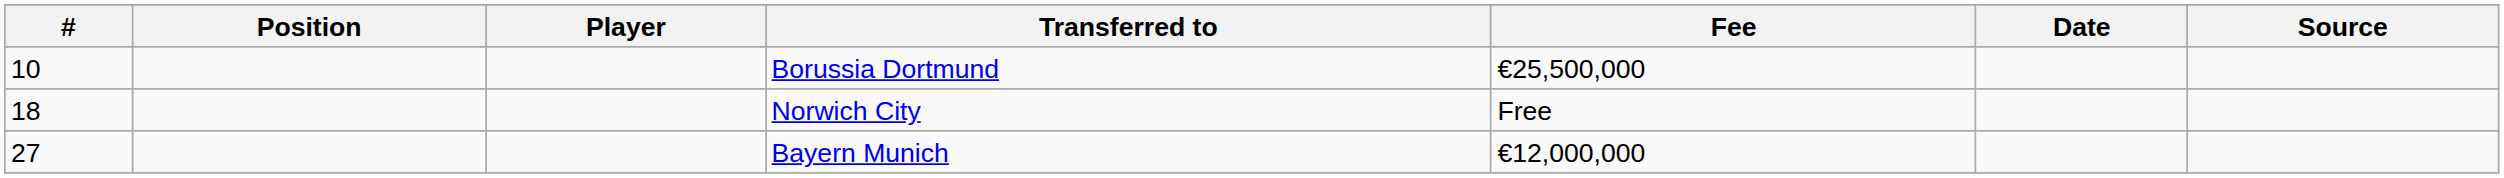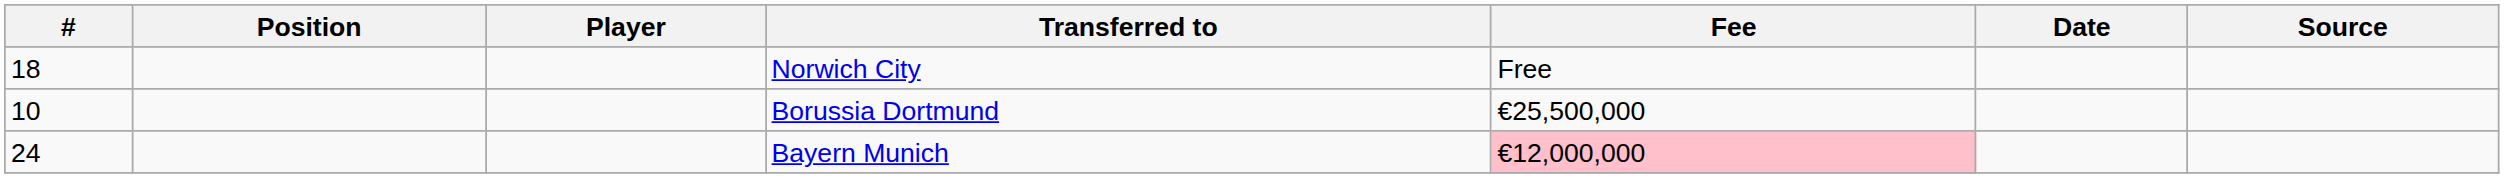rows swapped: (885, 68) <-> (846, 110)
(26, 152) 27 -> (26, 152) 24
(1571, 152) no background -> (1571, 152) pink background
